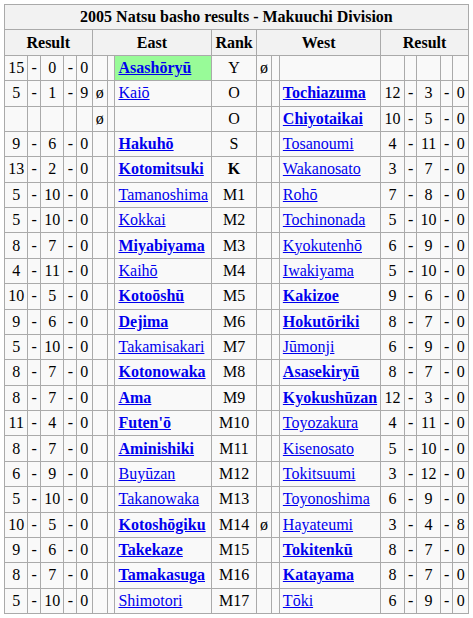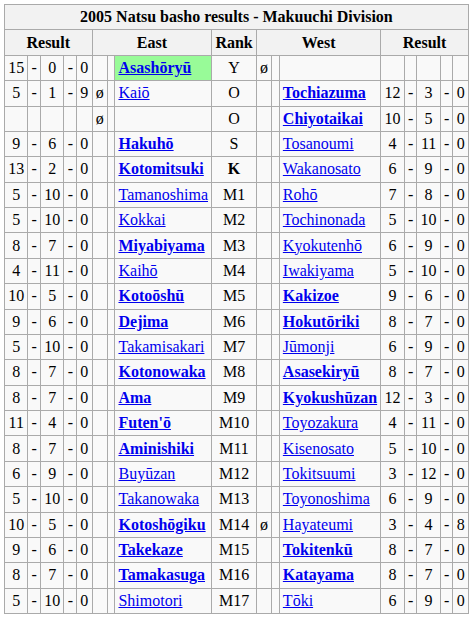(392, 169) 3 -> (392, 169) 6
(429, 169) 7 -> (429, 169) 9
